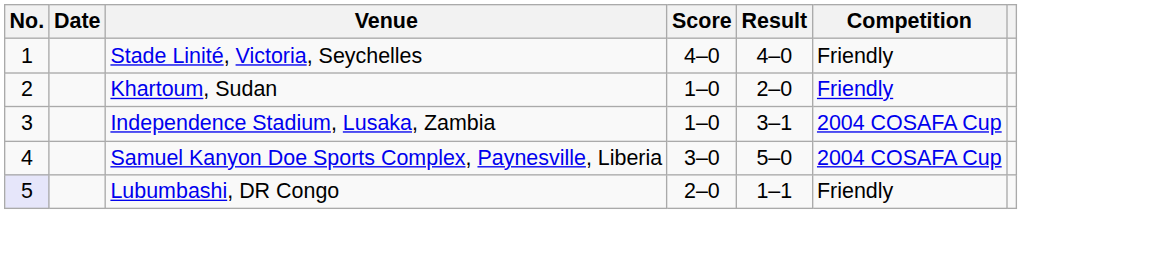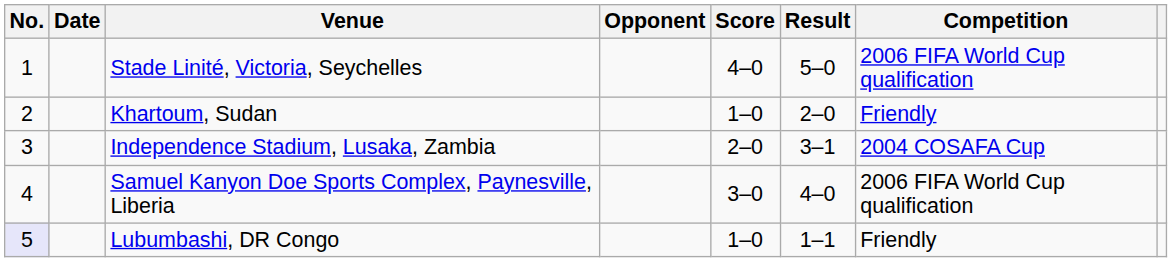+ column: (655, 21)
(774, 55) 4–0 -> (818, 67) 5–0
(855, 55) Friendly -> (963, 67) 2006 FIFA World Cup qualification
(702, 123) 1–0 -> (745, 147) 2–0
(774, 157) 5–0 -> (818, 193) 4–0
(909, 157) 2004 COSAFA Cup -> (963, 193) 2006 FIFA World Cup qualification
(702, 191) 2–0 -> (745, 239) 1–0
